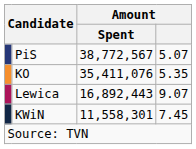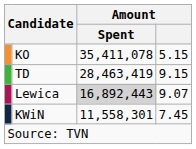- row: (26, 54)
(116, 74) 35,411,076 -> (116, 54) 35,411,078
(174, 74) 5.35 -> (174, 54) 5.15
+ row: (22, 74)
(116, 94) no background -> (116, 94) lightgrey background
